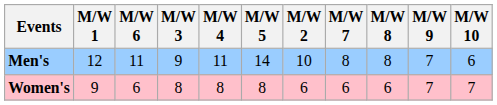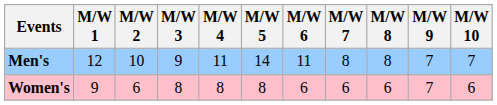columns swapped: (304, 26) <-> (137, 26)
(471, 61) 6 -> (471, 61) 7
(471, 87) 7 -> (471, 87) 6
